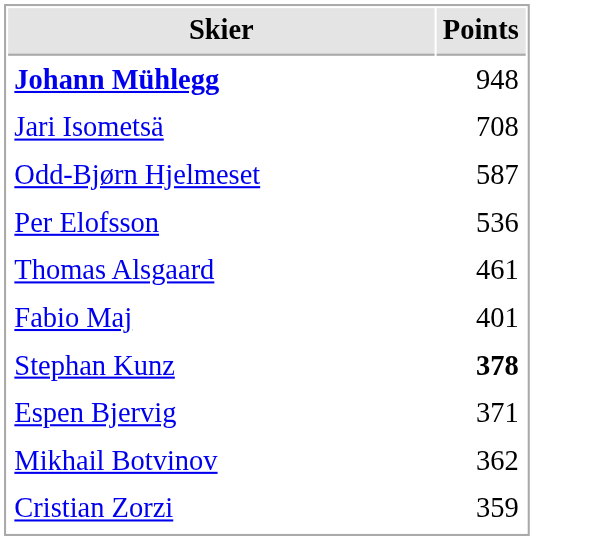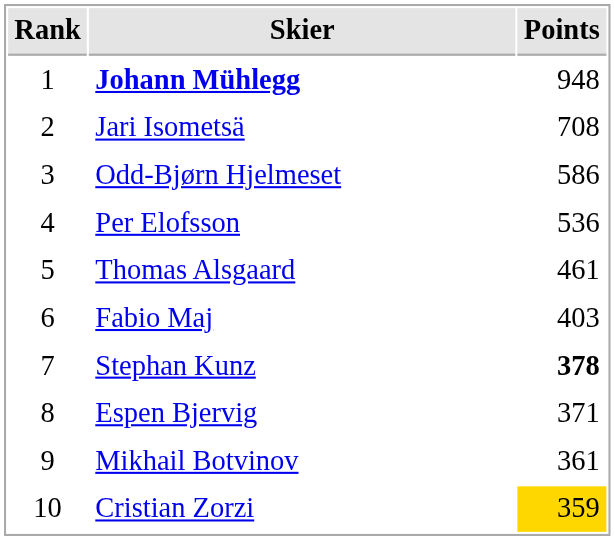+ column: (48, 30)
(497, 175) 587 -> (578, 175) 586
(497, 318) 401 -> (578, 318) 403
(497, 460) 362 -> (578, 460) 361
(497, 508) no background -> (578, 508) gold background
